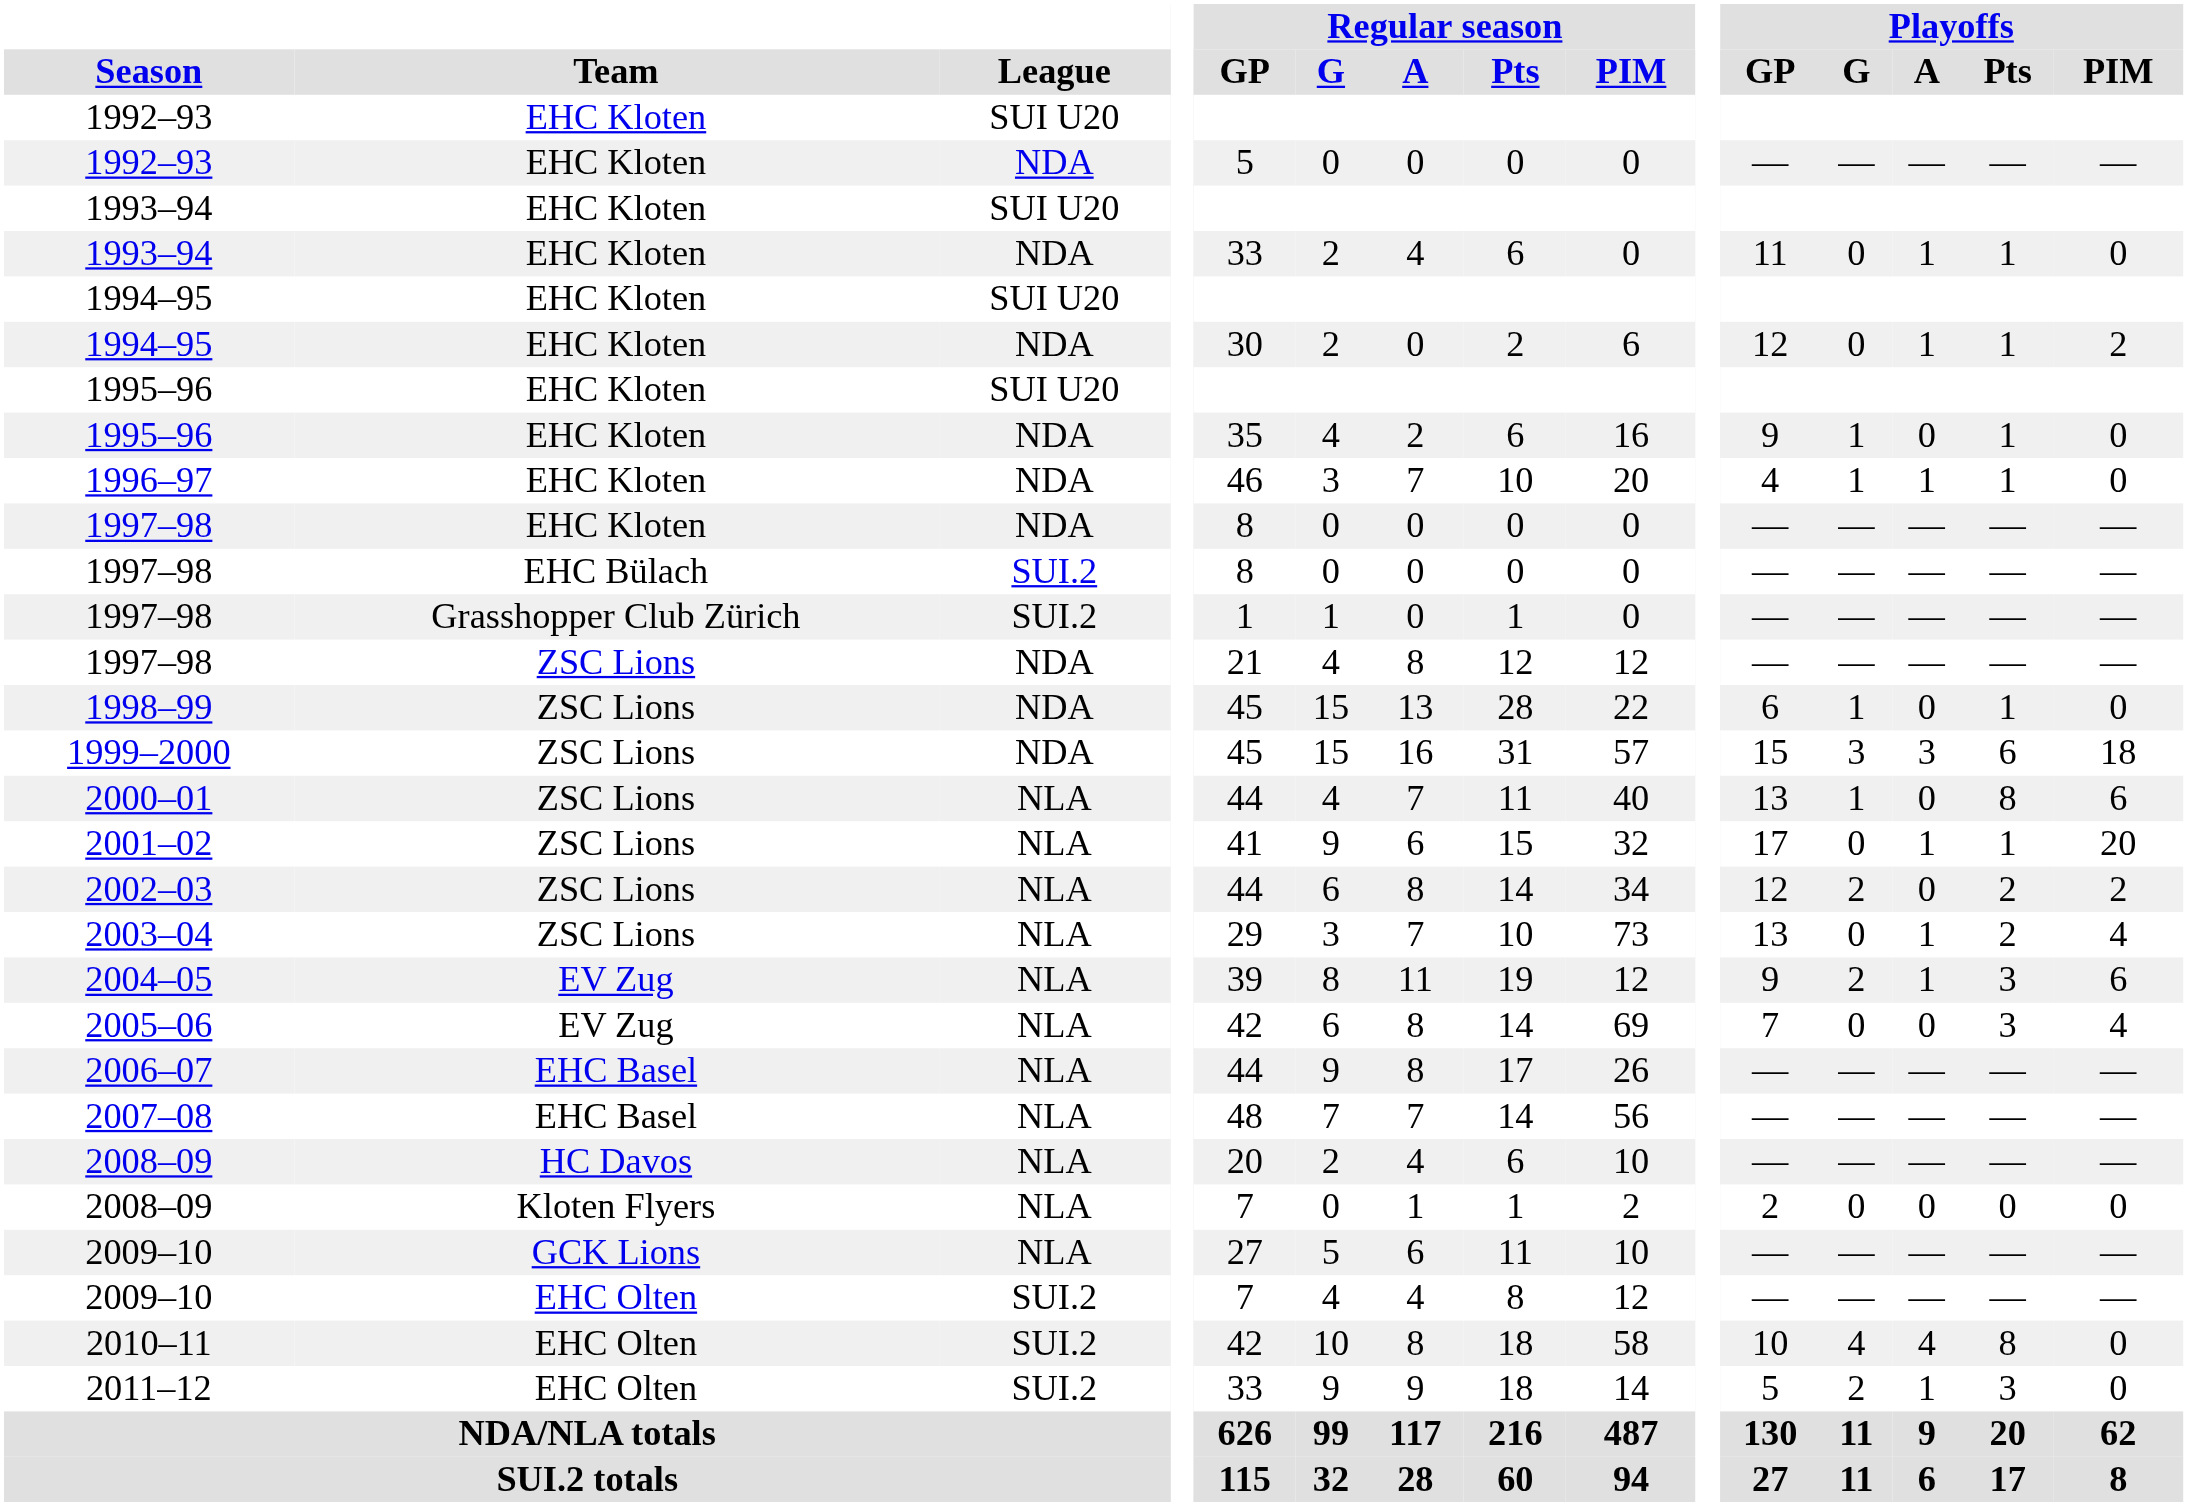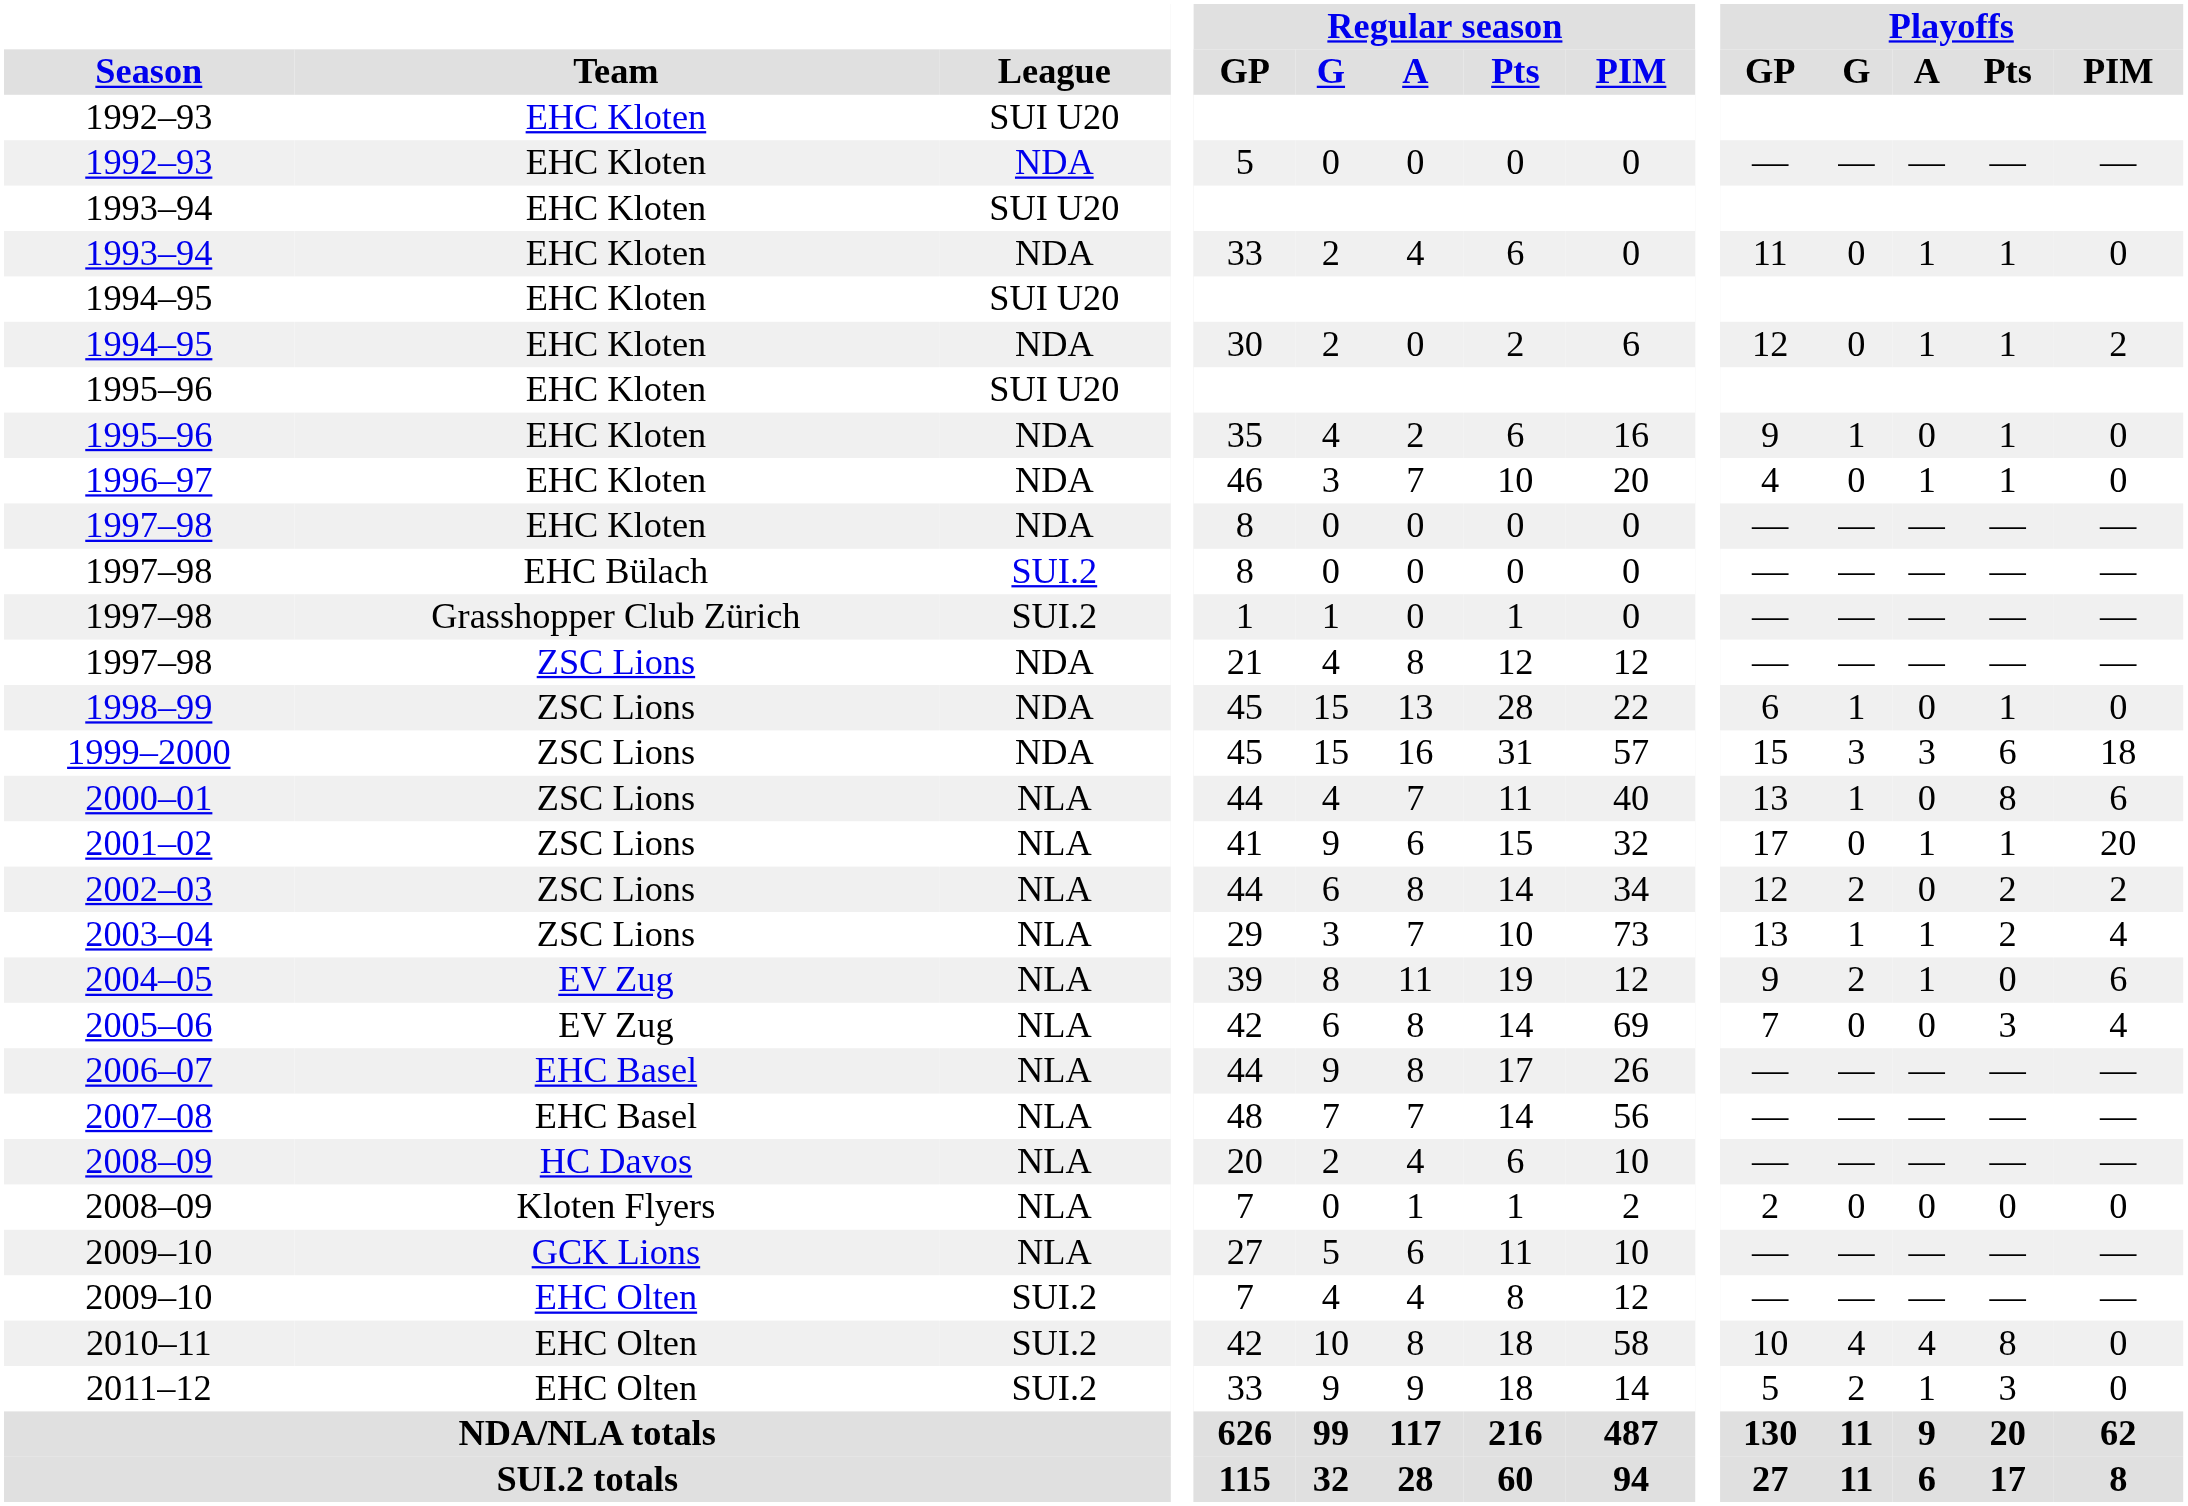(1856, 480) 1 -> (1856, 480) 0
(1856, 934) 0 -> (1856, 934) 1
(2008, 979) 3 -> (2008, 979) 0
